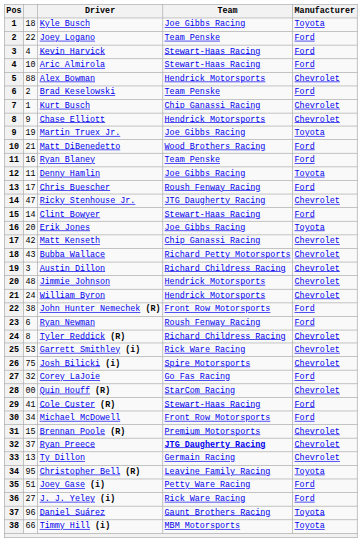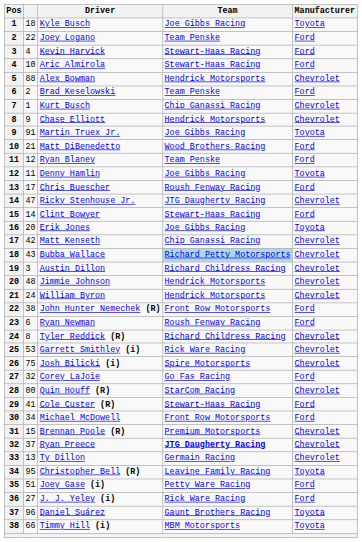(31, 133) 19 -> (31, 133) 91
(31, 161) 16 -> (31, 161) 12
(228, 255) no background -> (228, 255) lightblue background
